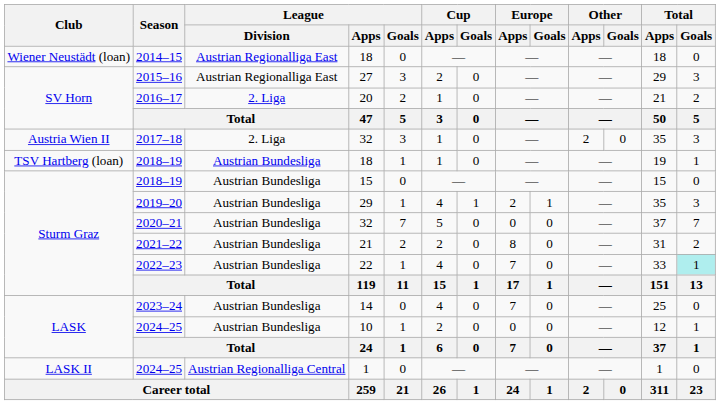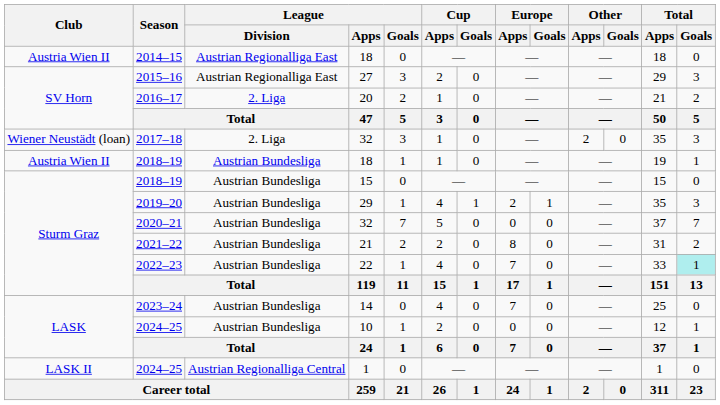(69, 56) Wiener Neustädt (loan) -> (69, 56) Austria Wien II
(69, 139) Austria Wien II -> (69, 139) Wiener Neustädt (loan)
(69, 160) TSV Hartberg (loan) -> (69, 160) Austria Wien II
